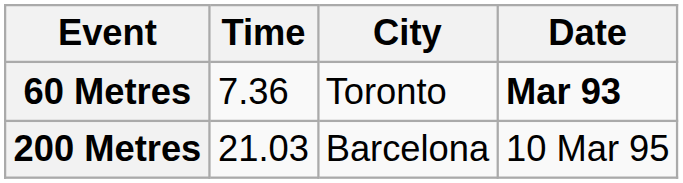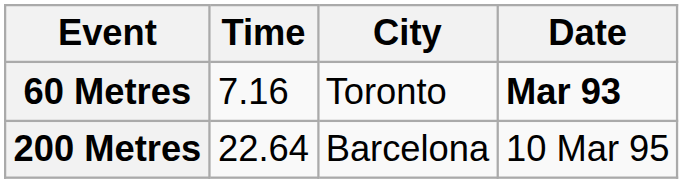(253, 90) 7.36 -> (253, 90) 7.16
(263, 148) 21.03 -> (263, 148) 22.64
